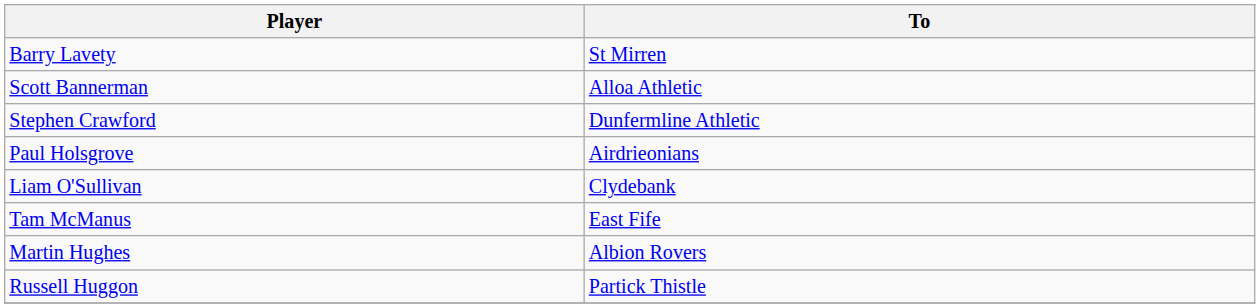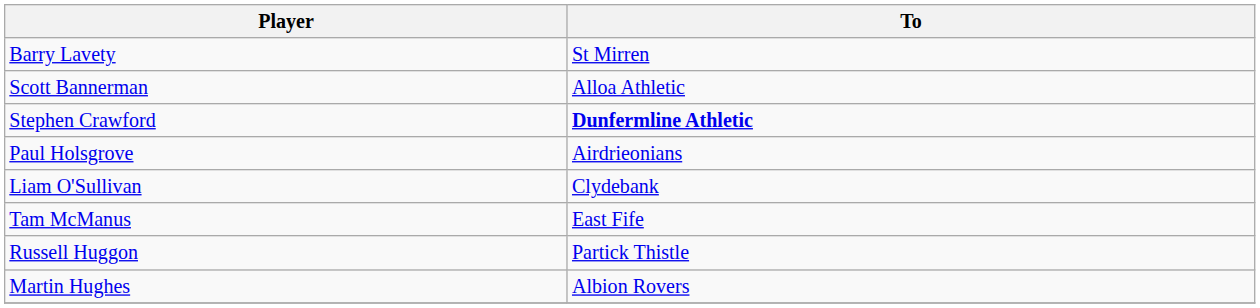(674, 120) normal -> (662, 120) bold
rows swapped: (70, 252) <-> (74, 285)
